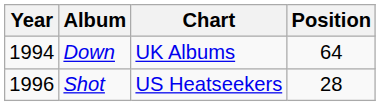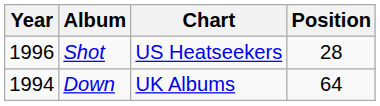rows swapped: (89, 52) <-> (84, 84)
